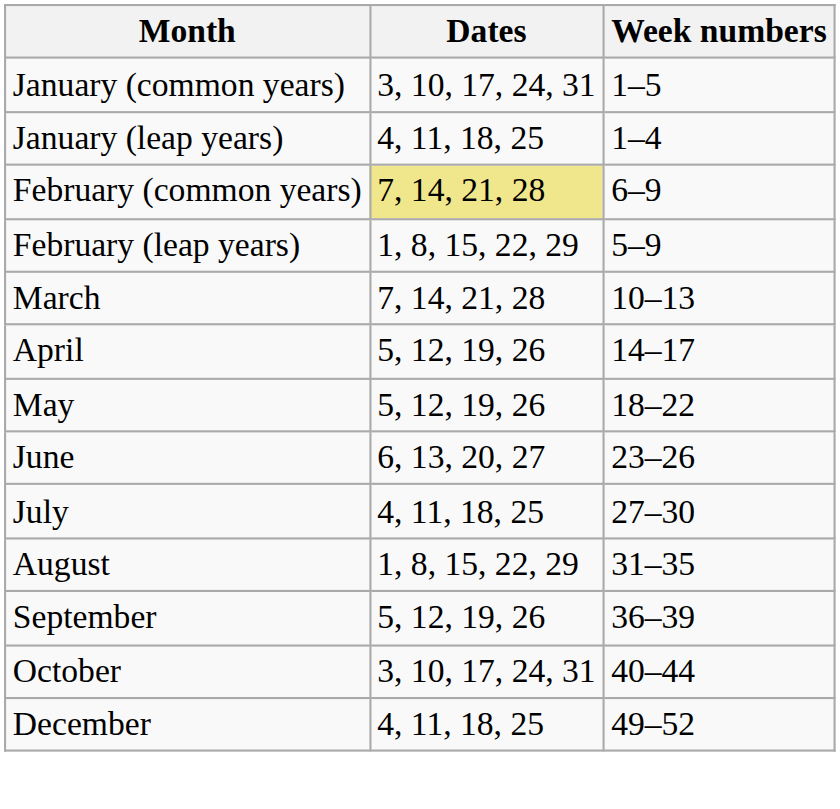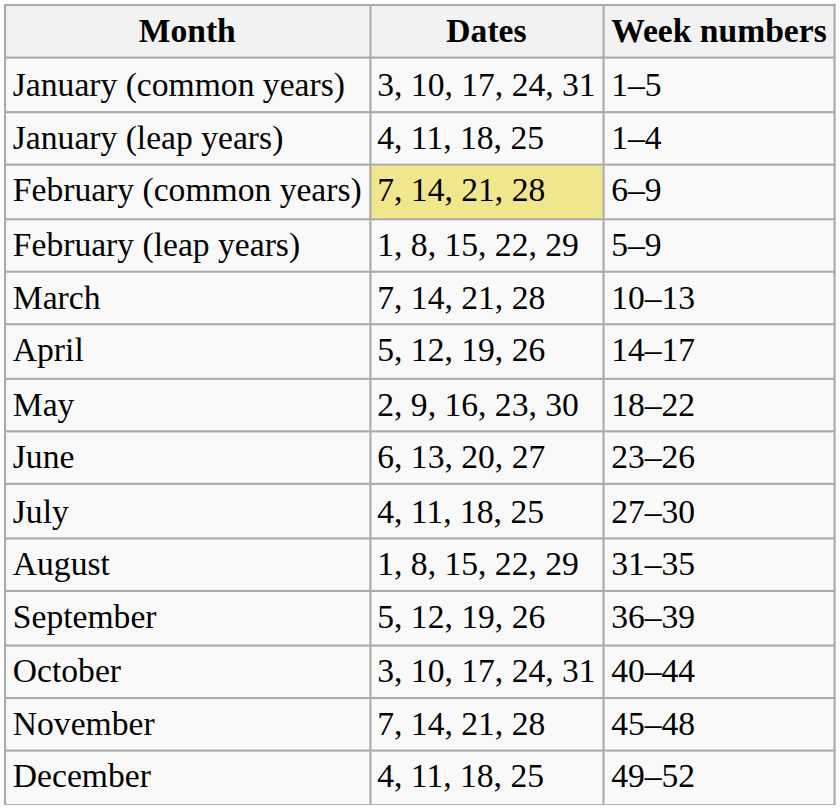(461, 404) 5, 12, 19, 26 -> (478, 404) 2, 9, 16, 23, 30
+ row: (84, 723)
